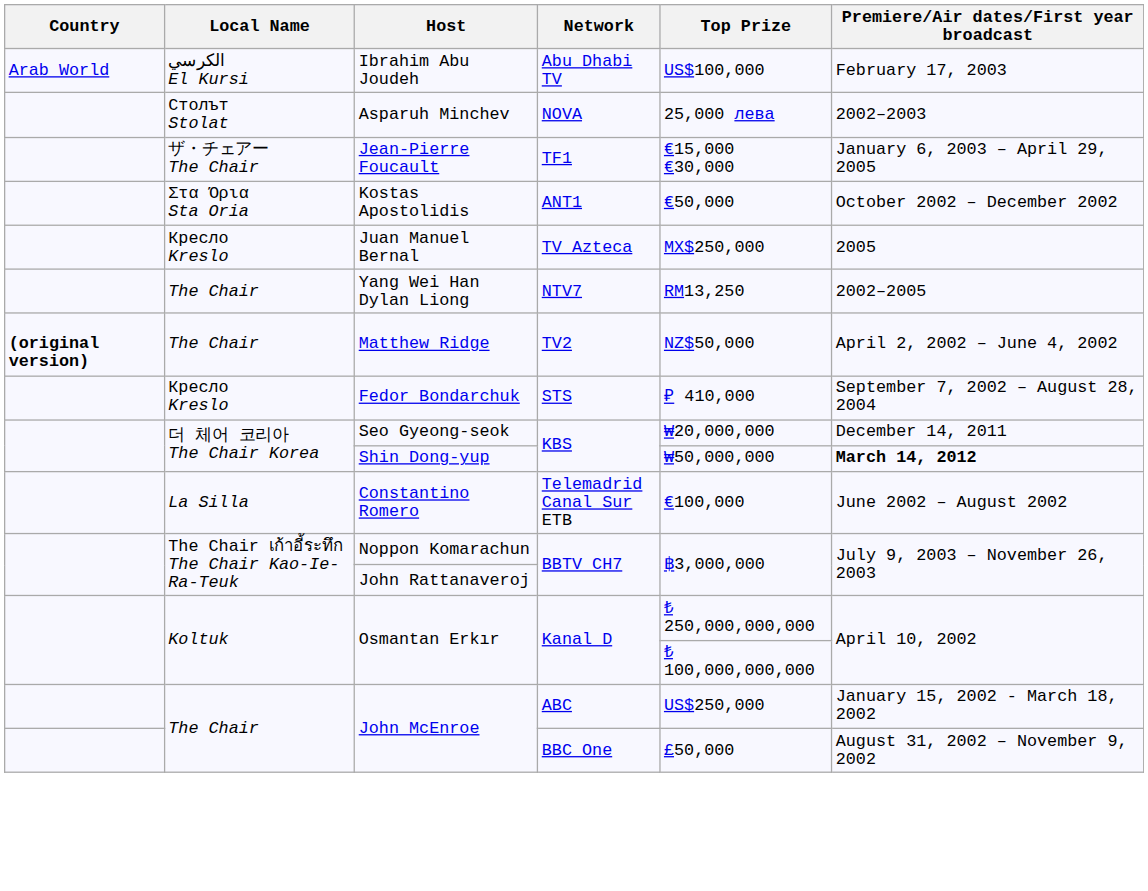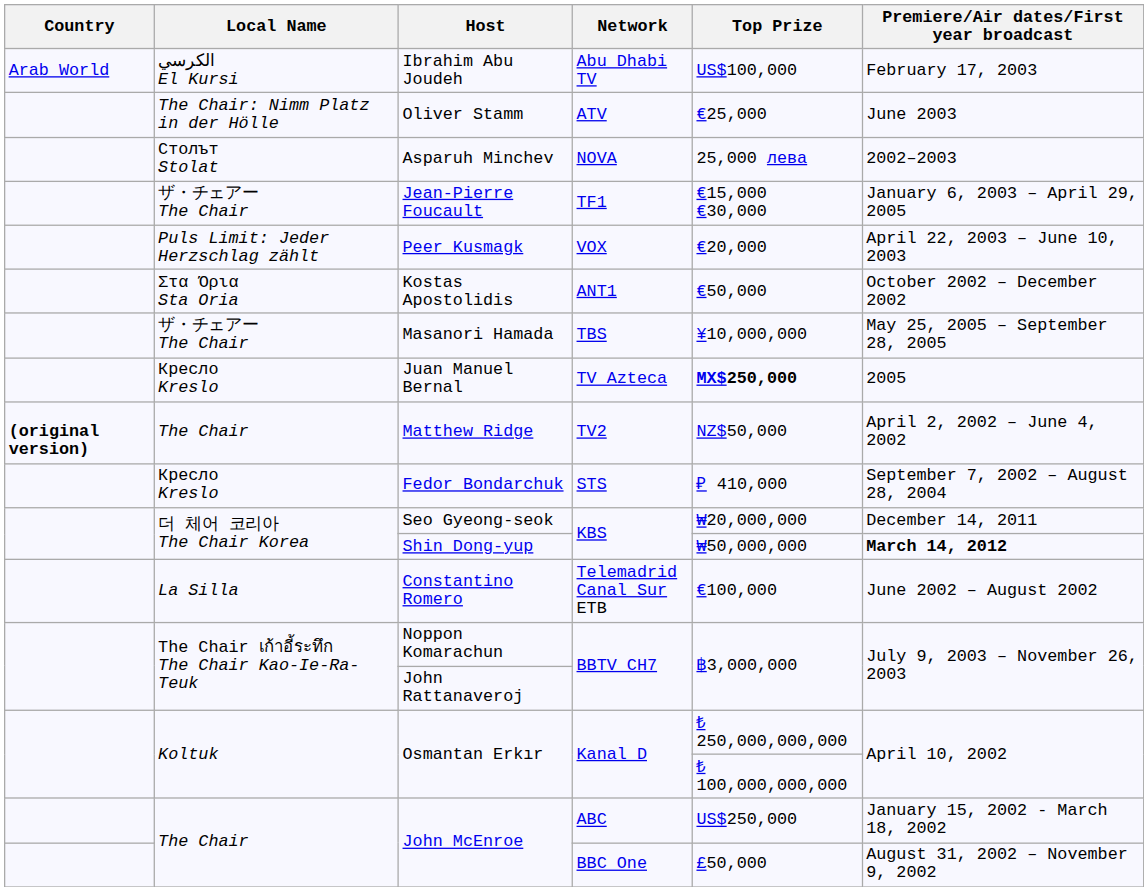+ row: (463, 114)
+ row: (463, 247)
+ row: (478, 335)
(714, 247) normal -> (747, 379) bold
- row: (419, 291)
